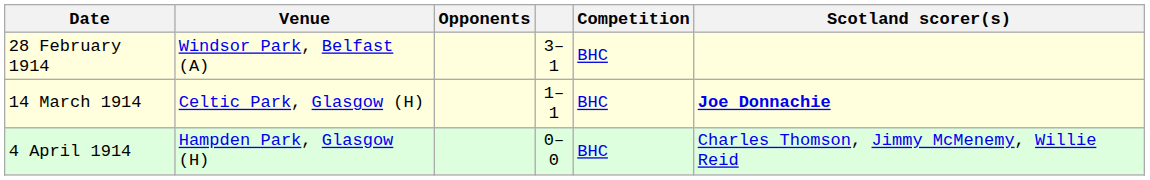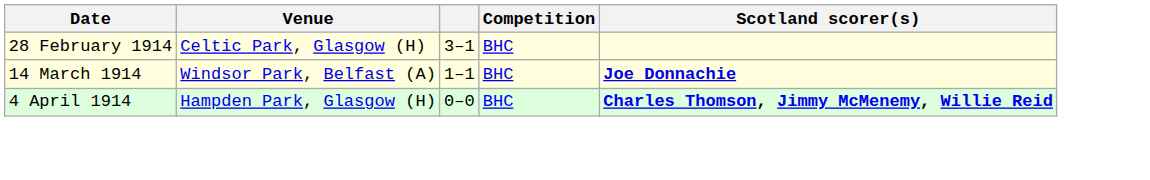- column: (485, 19)
(286, 56) Windsor Park, Belfast (A) -> (303, 46) Celtic Park, Glasgow (H)
(301, 104) Celtic Park, Glasgow (H) -> (308, 74) Windsor Park, Belfast (A)
(897, 151) normal -> (828, 102) bold
